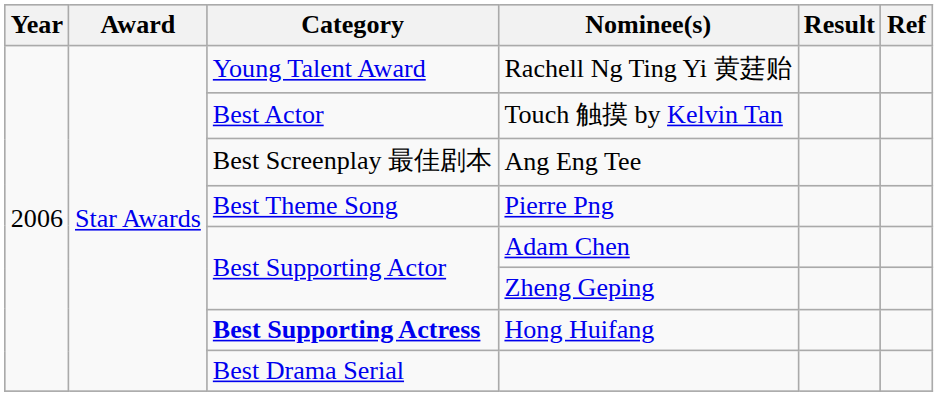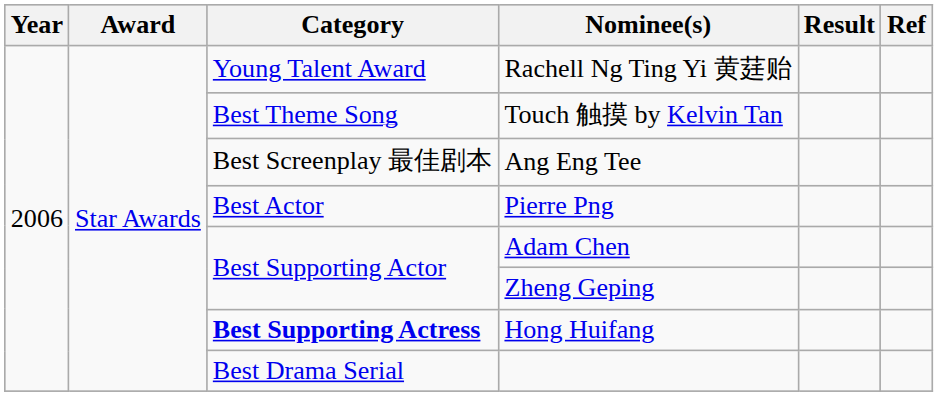(268, 115) Best Actor -> (305, 115) Best Theme Song
(305, 205) Best Theme Song -> (268, 205) Best Actor
